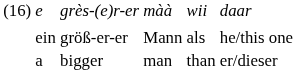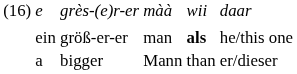(163, 37) Mann -> (158, 37) man
(196, 37) normal -> (196, 37) bold
(158, 60) man -> (163, 60) Mann
